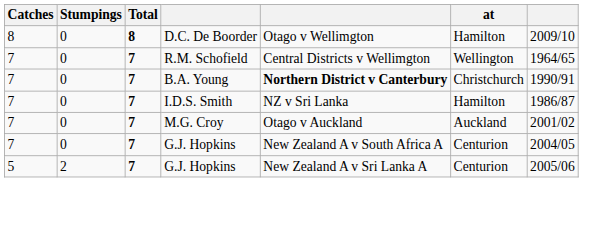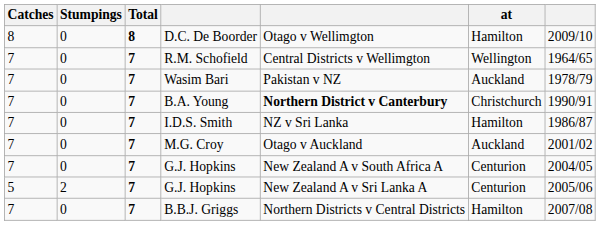+ row: (11, 79)
+ row: (11, 209)
